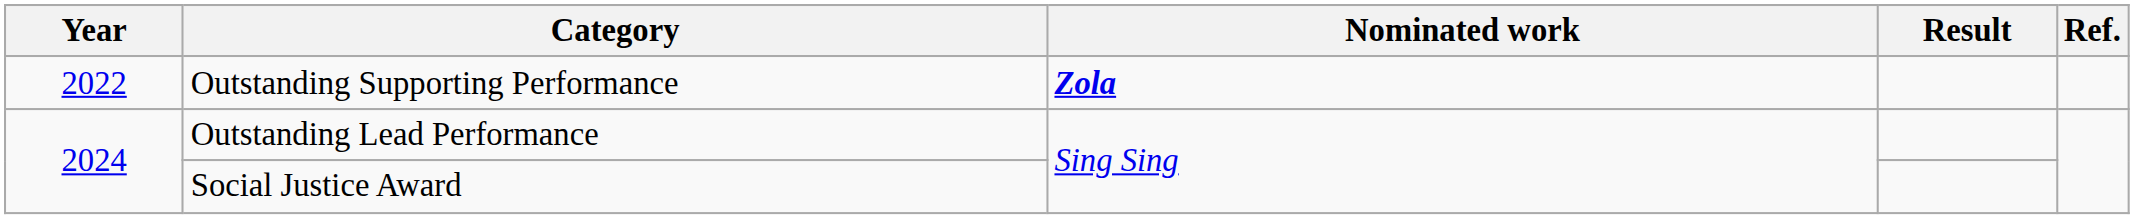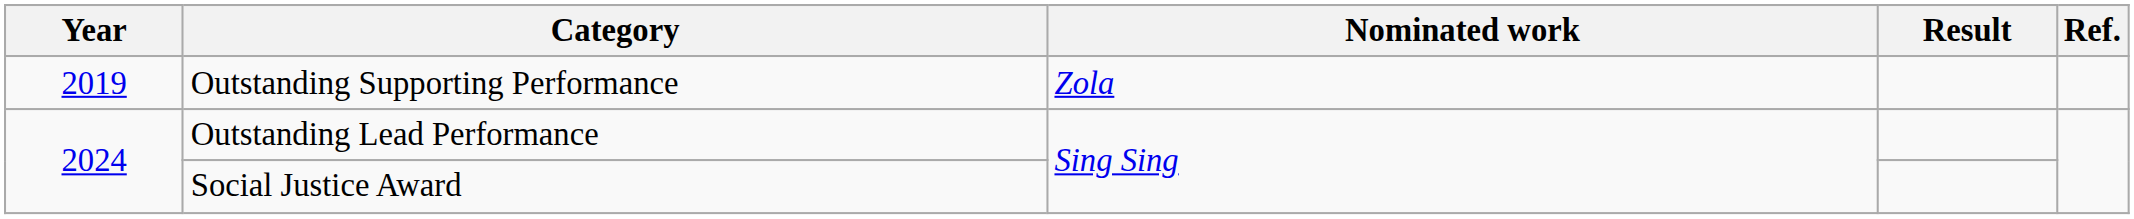(94, 82) 2022 -> (94, 82) 2019
(1085, 82) bold -> (1084, 82) normal
